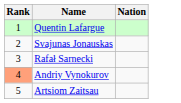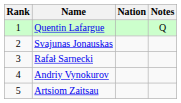+ column: (163, 12)
(18, 75) lightsalmon background -> (18, 75) no background
